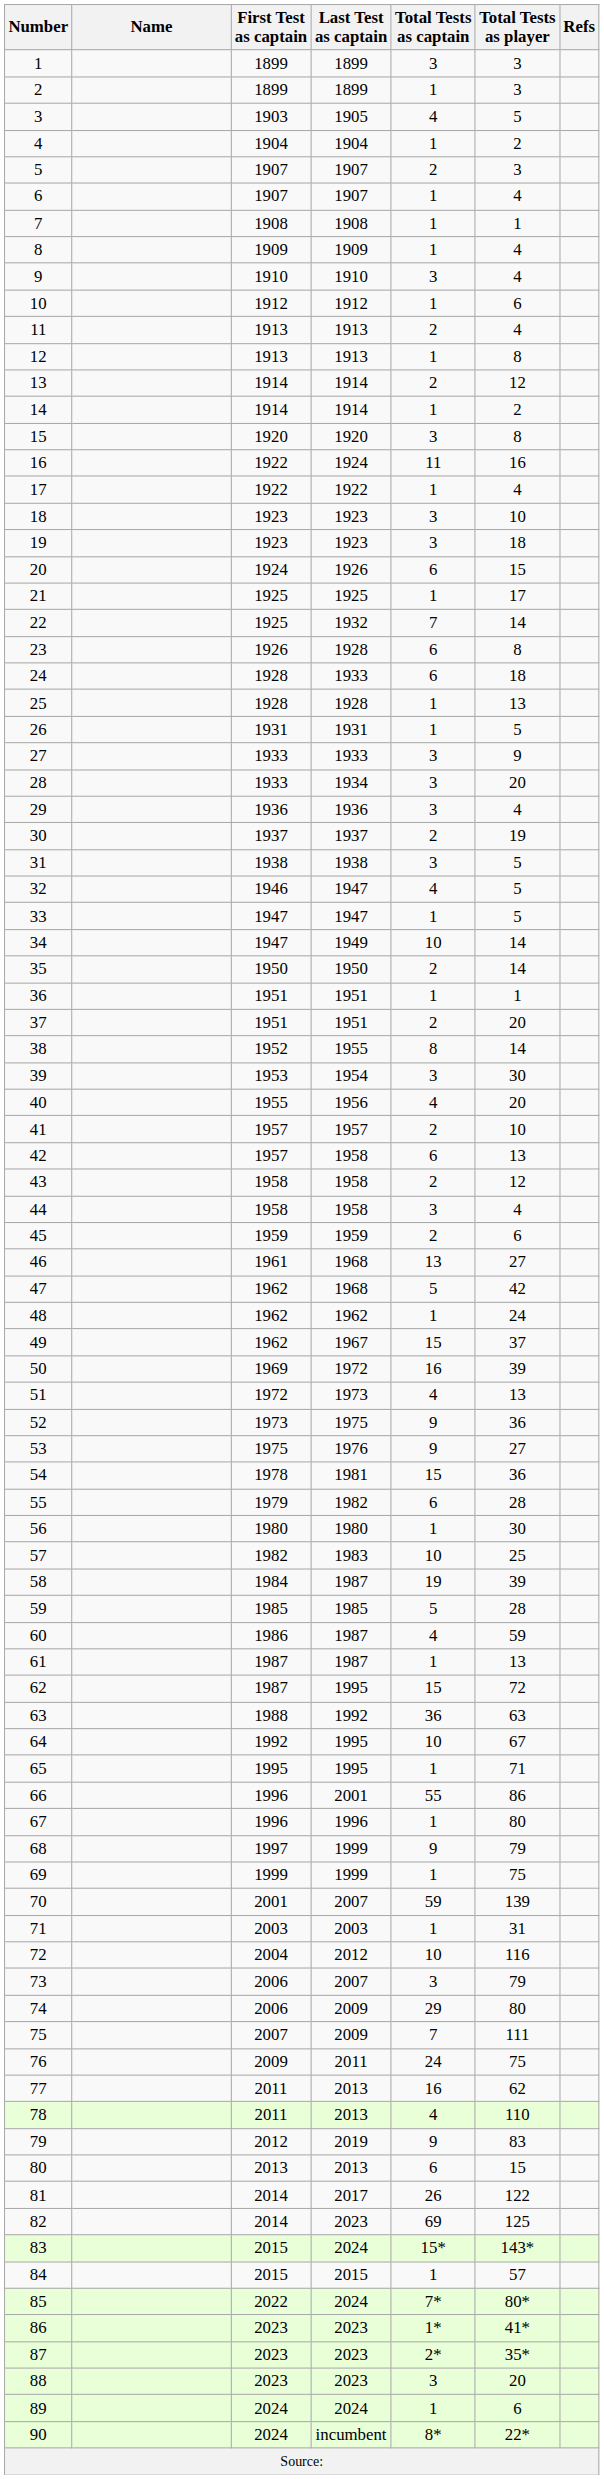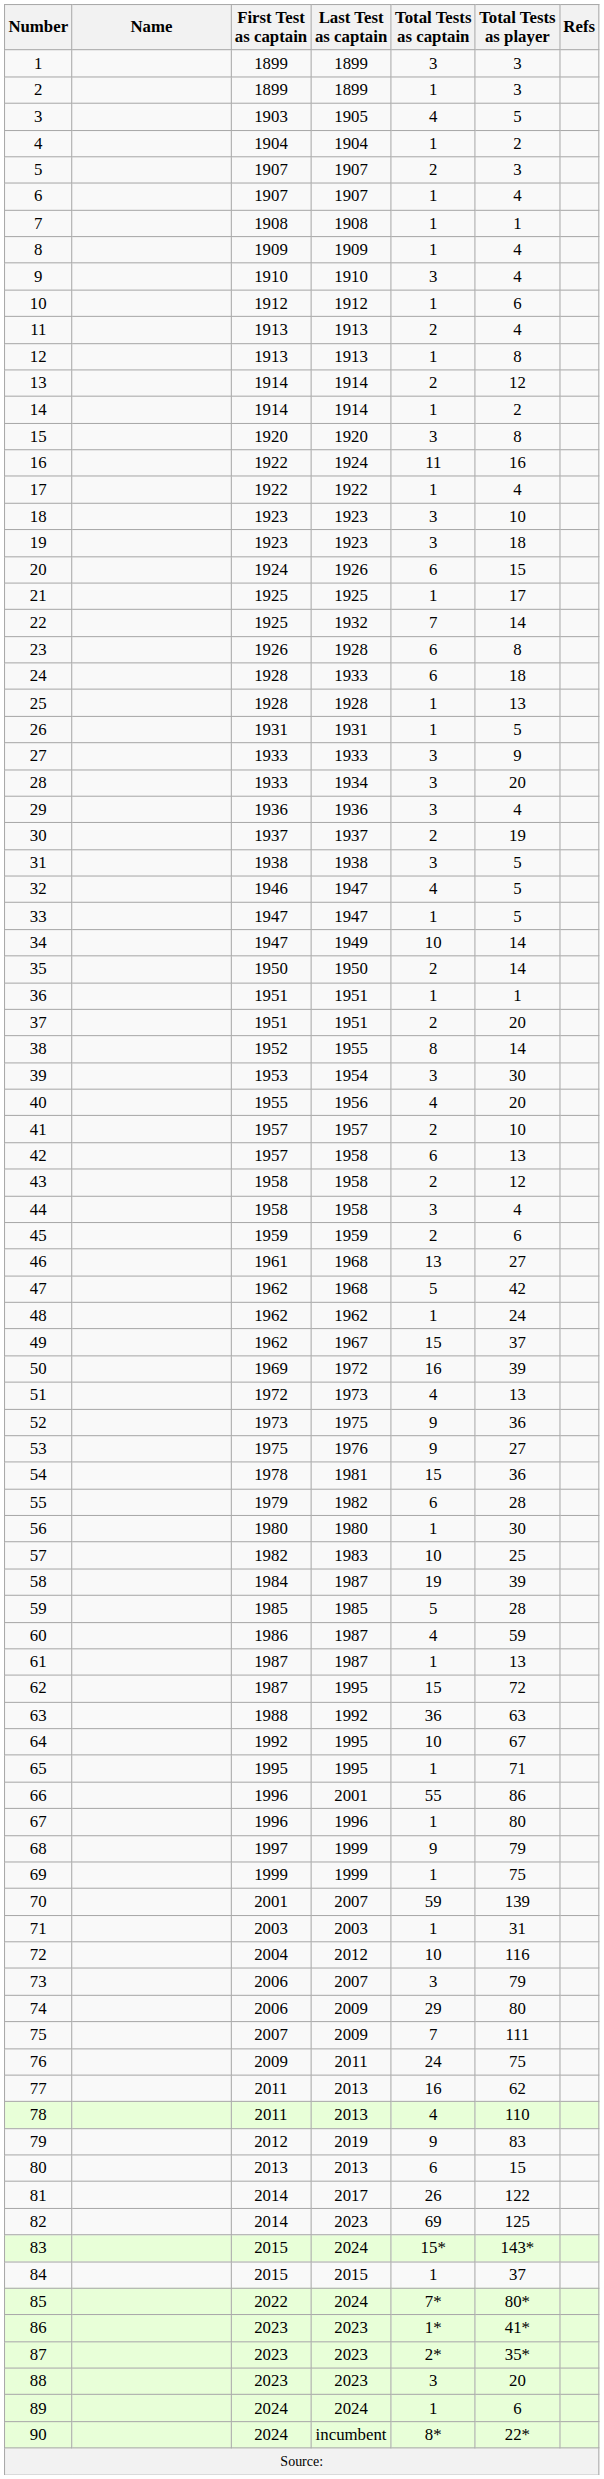(517, 2274) 57 -> (517, 2274) 37
